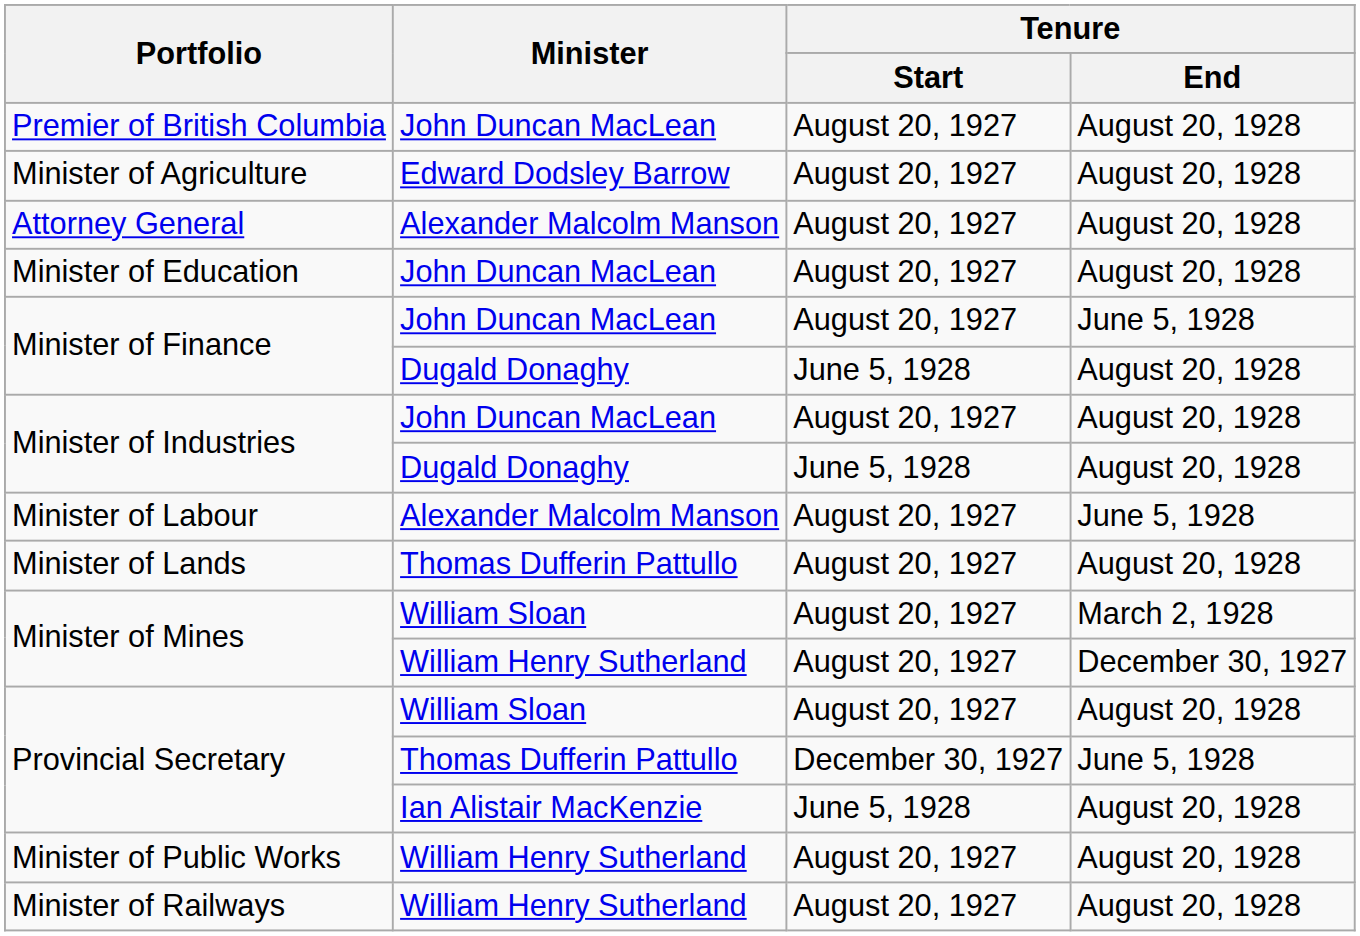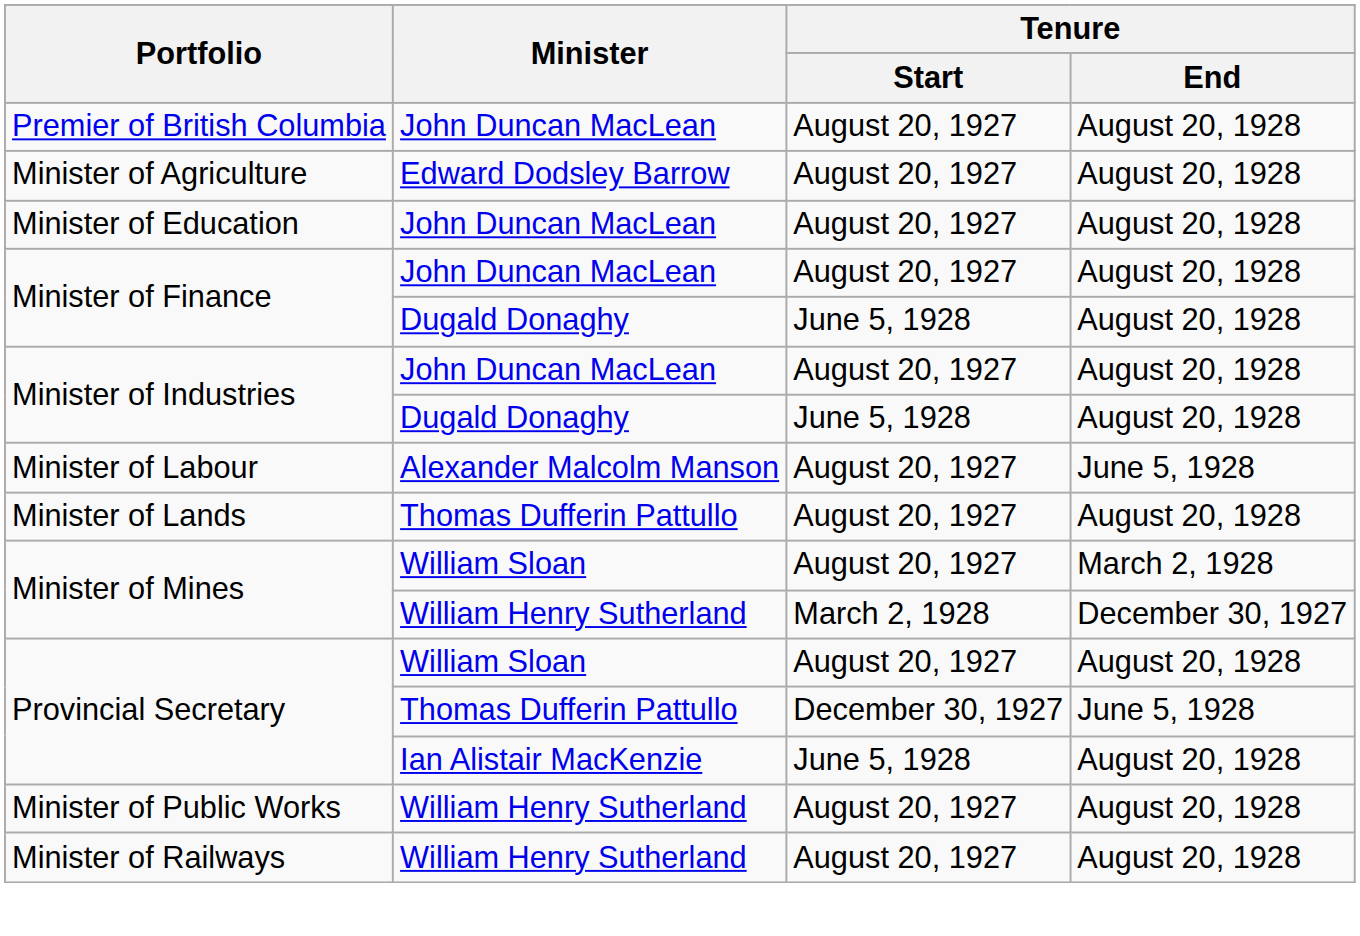- row: (128, 223)
(1166, 321) June 5, 1928 -> (1189, 272) August 20, 1928
(905, 662) August 20, 1927 -> (891, 613) March 2, 1928
